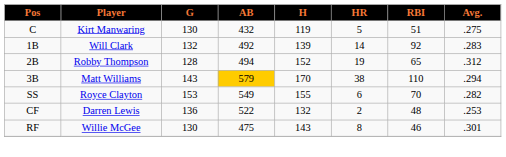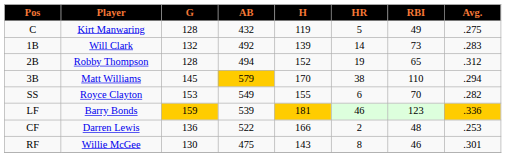(190, 29) 130 -> (190, 29) 128
(416, 29) 51 -> (416, 29) 49
(416, 45) 92 -> (416, 45) 73
(190, 78) 143 -> (190, 78) 145
+ row: (33, 111)
(303, 111) 132 -> (303, 128) 166
